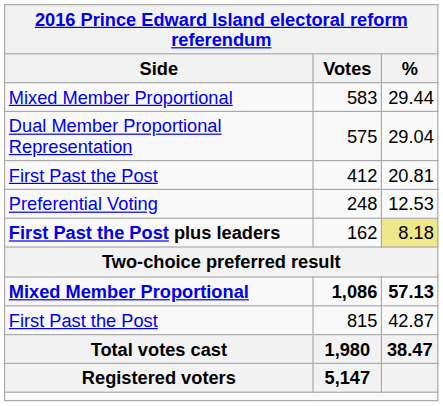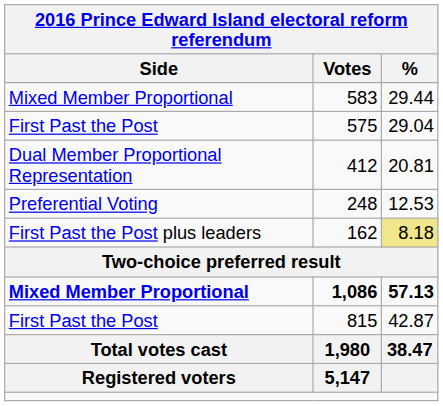(115, 136) Dual Member Proportional Representation -> (83, 126) First Past the Post
(83, 176) First Past the Post -> (115, 165) Dual Member Proportional Representation
(145, 233) bold -> (135, 233) normal
